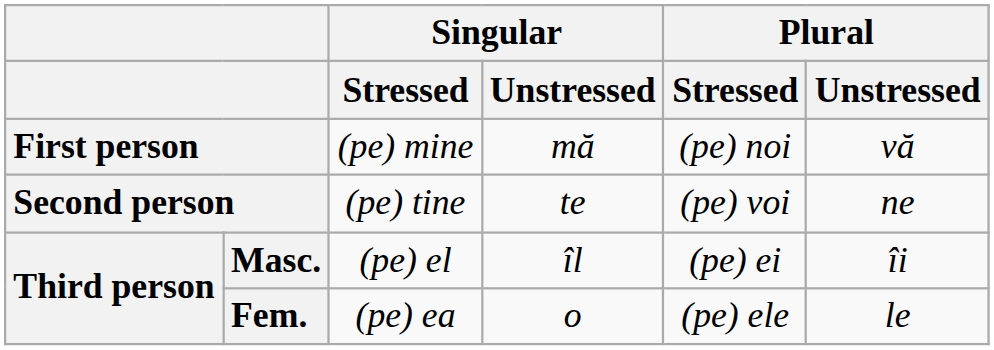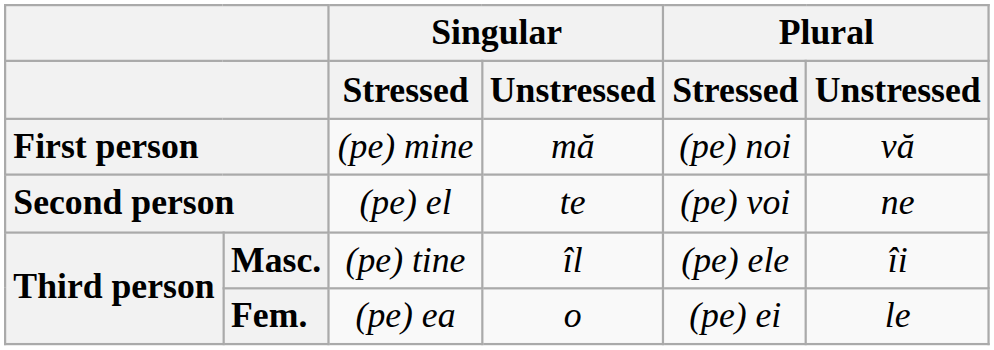(406, 202) (pe) tine -> (406, 202) (pe) el
(406, 259) (pe) el -> (406, 259) (pe) tine
(735, 259) (pe) ei -> (735, 259) (pe) ele
(735, 315) (pe) ele -> (735, 315) (pe) ei
